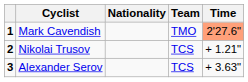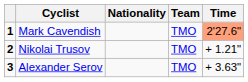(182, 49) TCS -> (184, 49) TMO
(182, 67) TCS -> (184, 67) TMO
